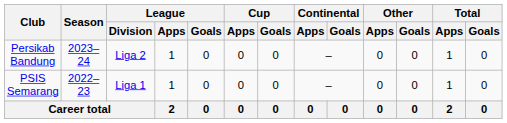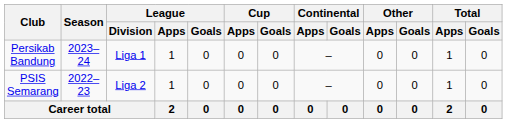(131, 55) Liga 2 -> (131, 55) Liga 1
(131, 85) Liga 1 -> (131, 85) Liga 2
